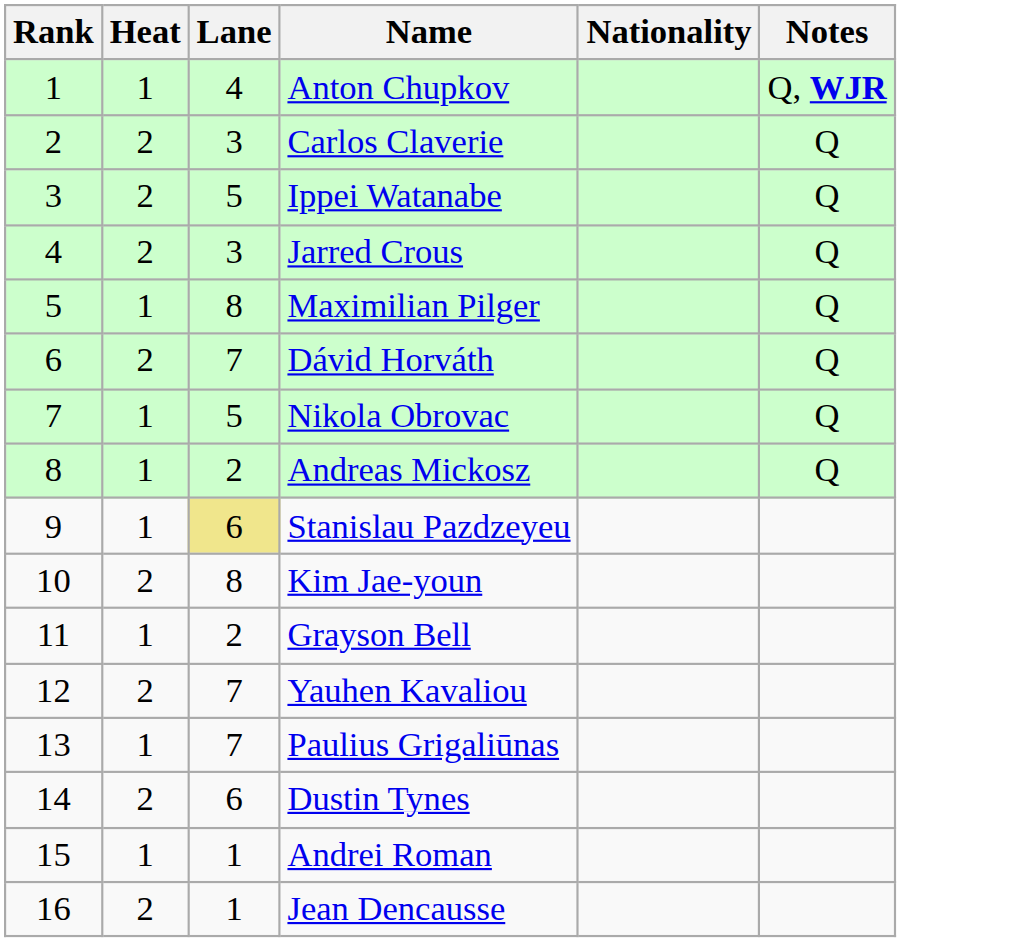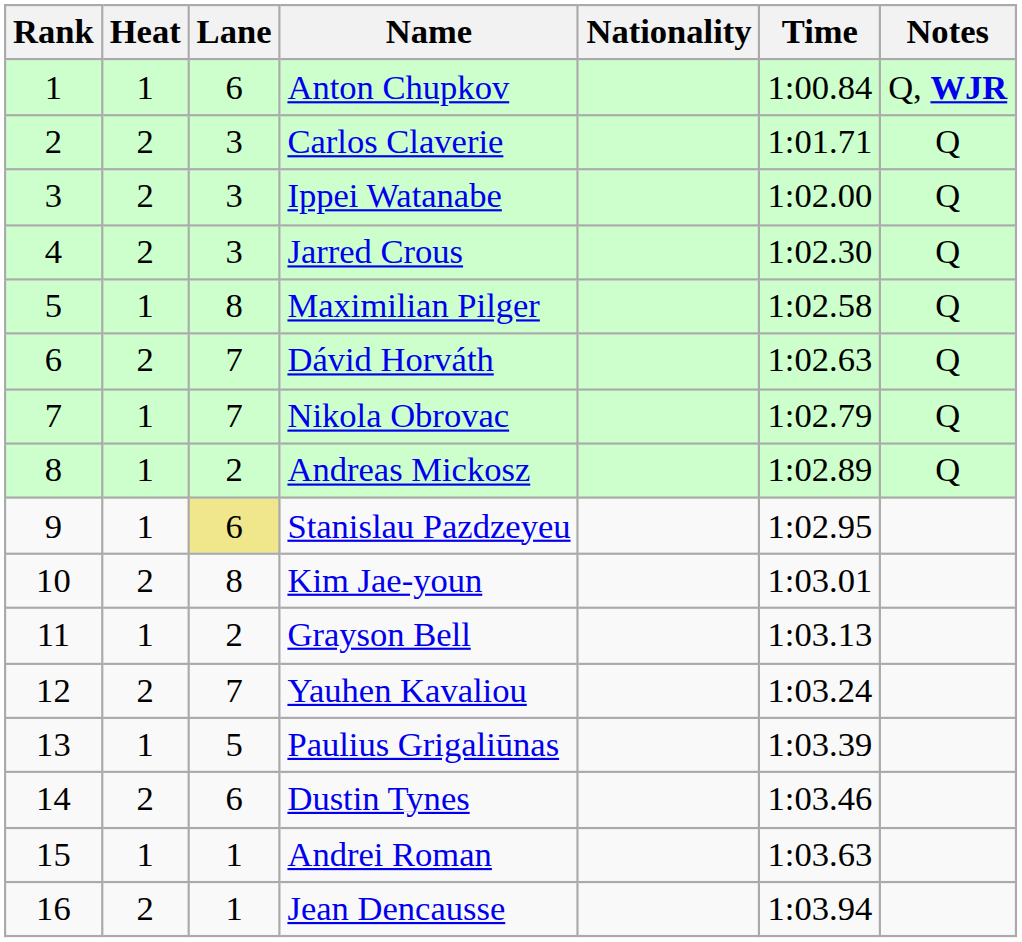+ column: (820, 31)
(234, 86) 4 -> (234, 86) 6
(234, 196) 5 -> (234, 196) 3
(234, 415) 5 -> (234, 415) 7
(234, 744) 7 -> (234, 744) 5
